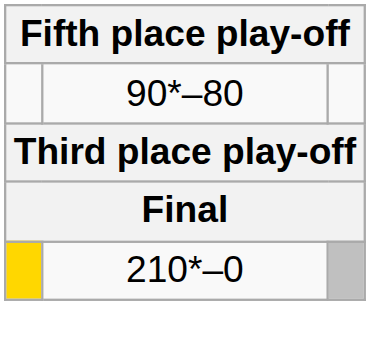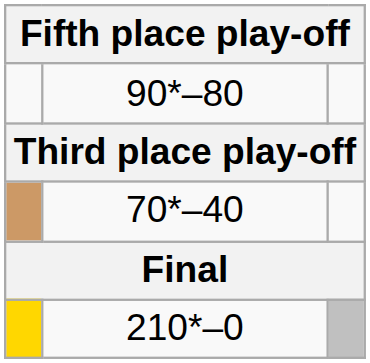+ row: (185, 210)
